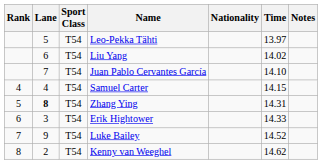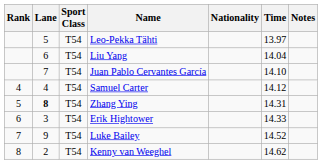(275, 55) 14.02 -> (275, 55) 14.04
(275, 87) 14.15 -> (275, 87) 14.12
